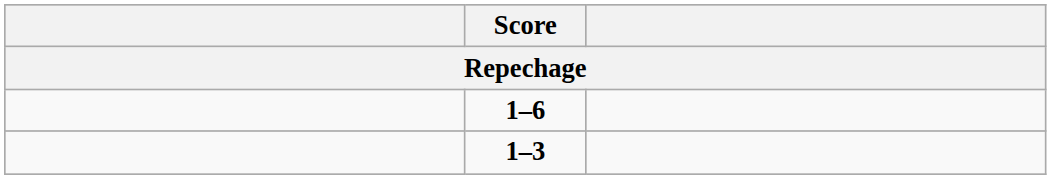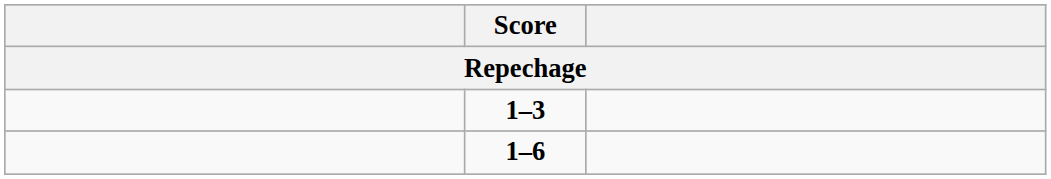rows swapped: (525, 151) <-> (525, 109)
